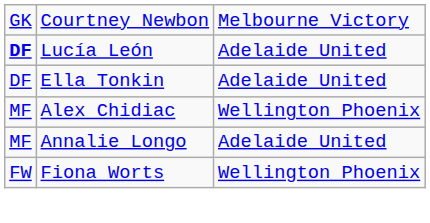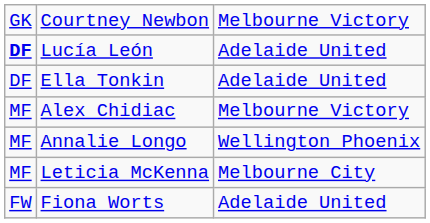(319, 112) Wellington Phoenix -> (313, 112) Melbourne Victory
(302, 142) Adelaide United -> (319, 142) Wellington Phoenix
+ row: (125, 173)
(319, 173) Wellington Phoenix -> (302, 203) Adelaide United
